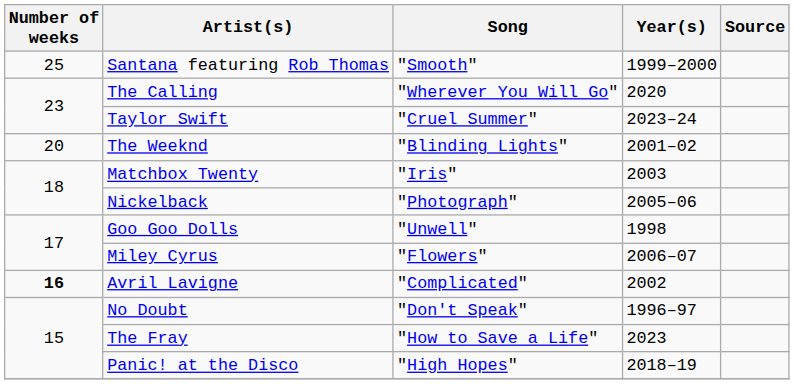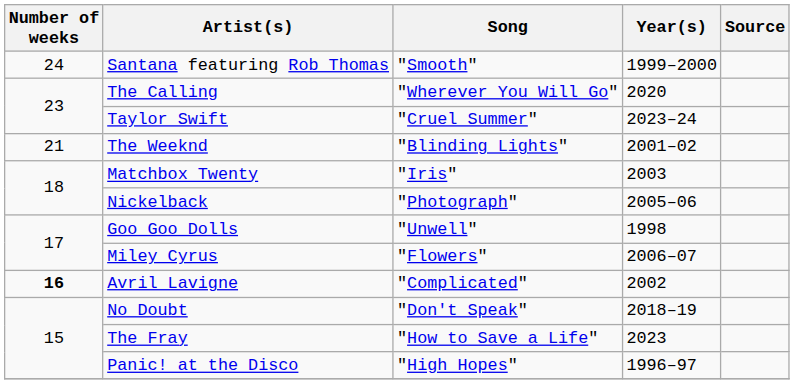(54, 65) 25 -> (54, 65) 24
(54, 147) 20 -> (54, 147) 21
(662, 311) 1996–97 -> (662, 311) 2018–19
(662, 366) 2018–19 -> (662, 366) 1996–97
